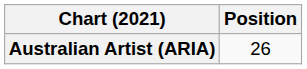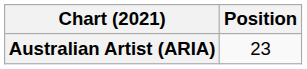(261, 48) 26 -> (261, 48) 23
